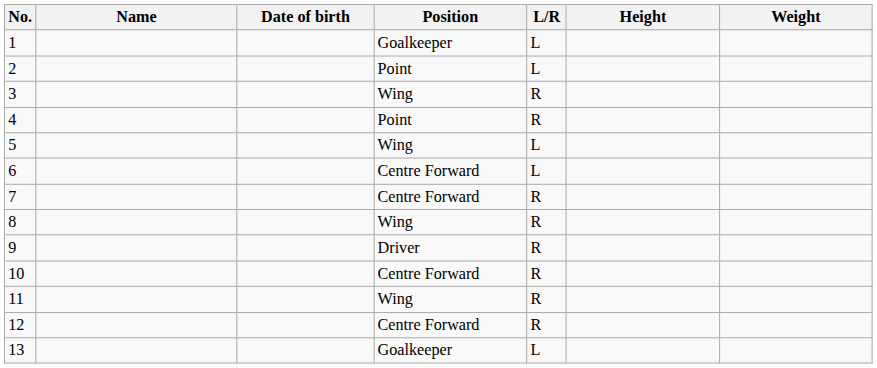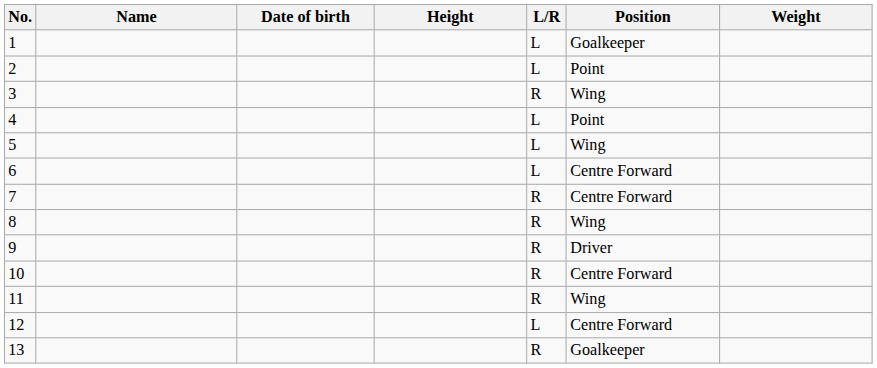columns swapped: (450, 17) <-> (643, 17)
(536, 119) R -> (535, 119) L
(536, 324) R -> (535, 324) L
(535, 350) L -> (536, 350) R
